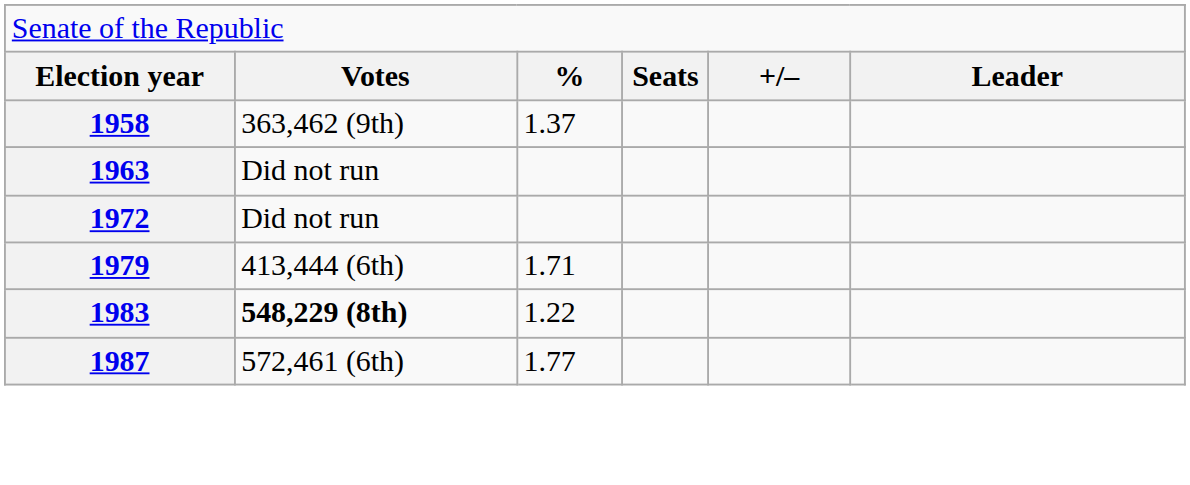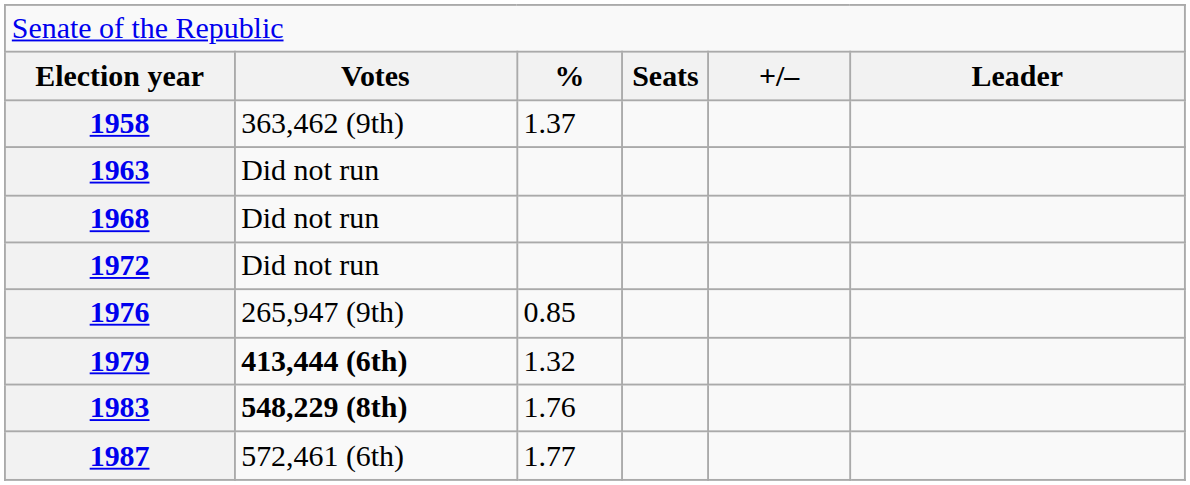+ row: (120, 218)
+ row: (120, 312)
(323, 265) normal -> (324, 360) bold
(550, 265) 1.71 -> (550, 360) 1.32
(550, 312) 1.22 -> (550, 407) 1.76
